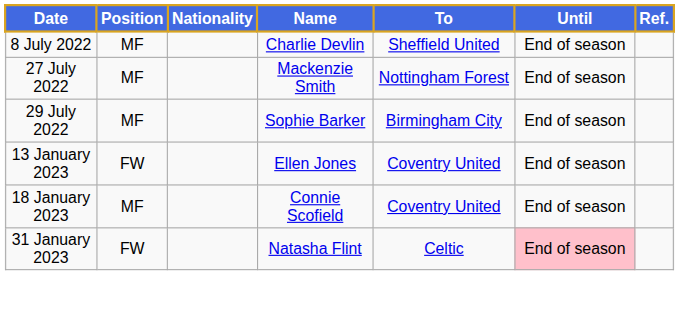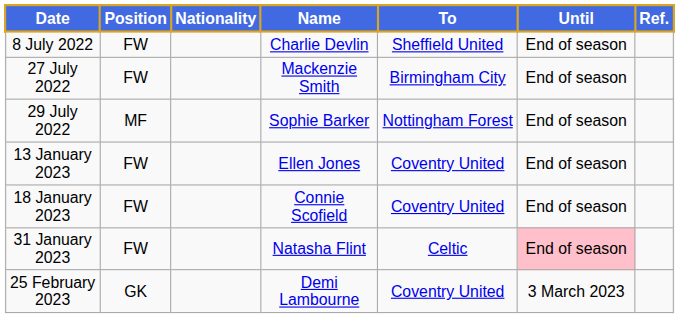(132, 45) MF -> (136, 45) FW
(132, 79) MF -> (136, 79) FW
(444, 79) Nottingham Forest -> (448, 79) Birmingham City
(444, 121) Birmingham City -> (448, 121) Nottingham Forest
(132, 206) MF -> (136, 206) FW
+ row: (53, 292)
